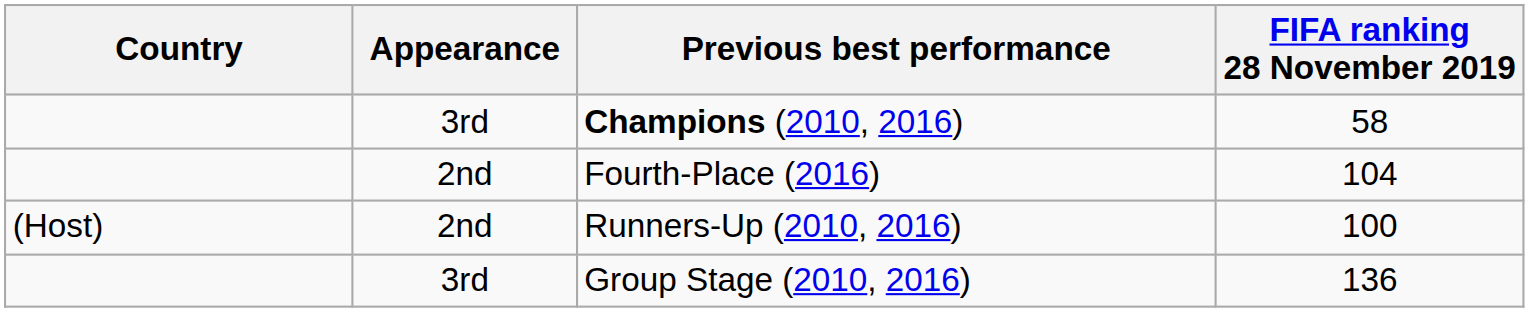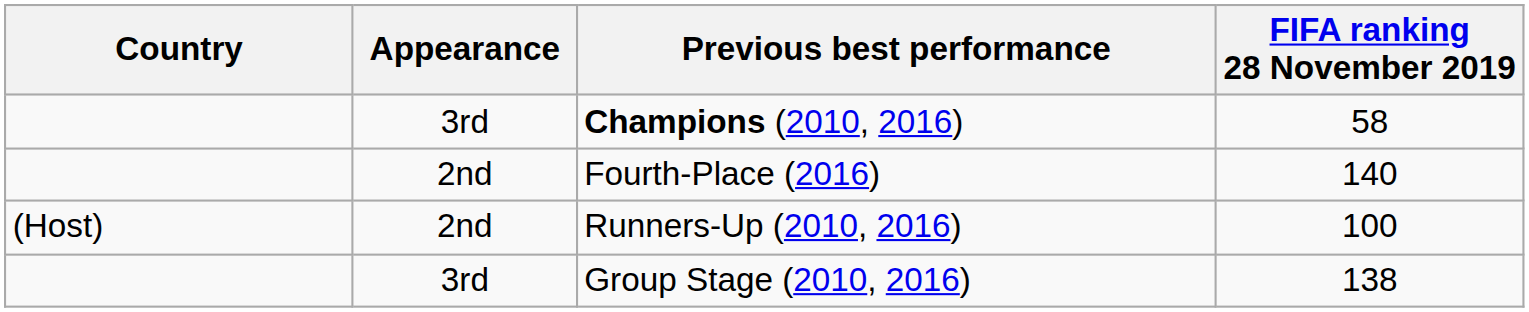(1370, 173) 104 -> (1370, 173) 140
(1370, 279) 136 -> (1370, 279) 138
